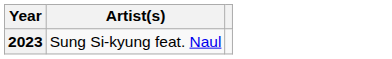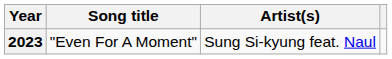+ column: (123, 16)
